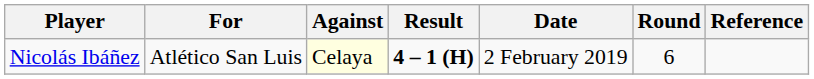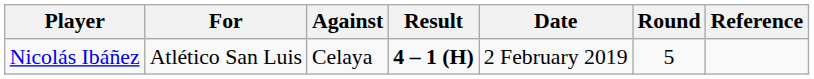(342, 56) lightyellow background -> (342, 56) no background
(669, 56) 6 -> (669, 56) 5
